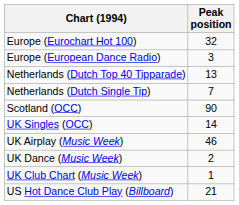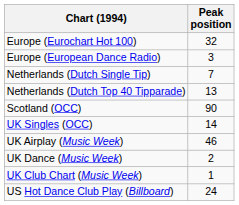rows swapped: (96, 74) <-> (79, 91)
(211, 192) 21 -> (211, 192) 24
